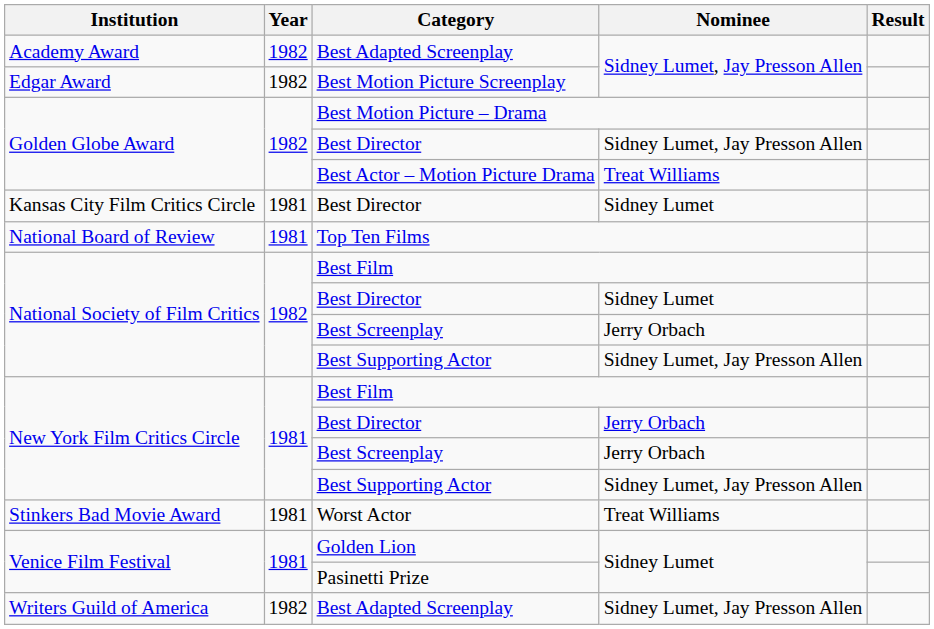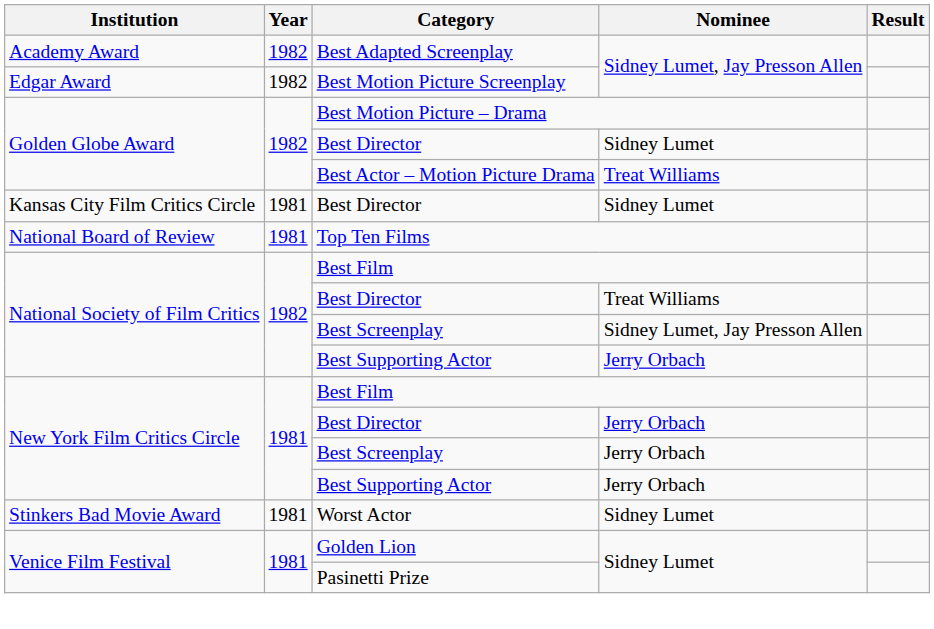(733, 143) Sidney Lumet, Jay Presson Allen -> (659, 143) Sidney Lumet
(659, 298) Sidney Lumet -> (662, 298) Treat Williams
(654, 329) Jerry Orbach -> (733, 329) Sidney Lumet, Jay Presson Allen
(733, 360) Sidney Lumet, Jay Presson Allen -> (654, 360) Jerry Orbach
(733, 484) Sidney Lumet, Jay Presson Allen -> (654, 484) Jerry Orbach
(662, 515) Treat Williams -> (659, 515) Sidney Lumet
- row: (109, 608)
